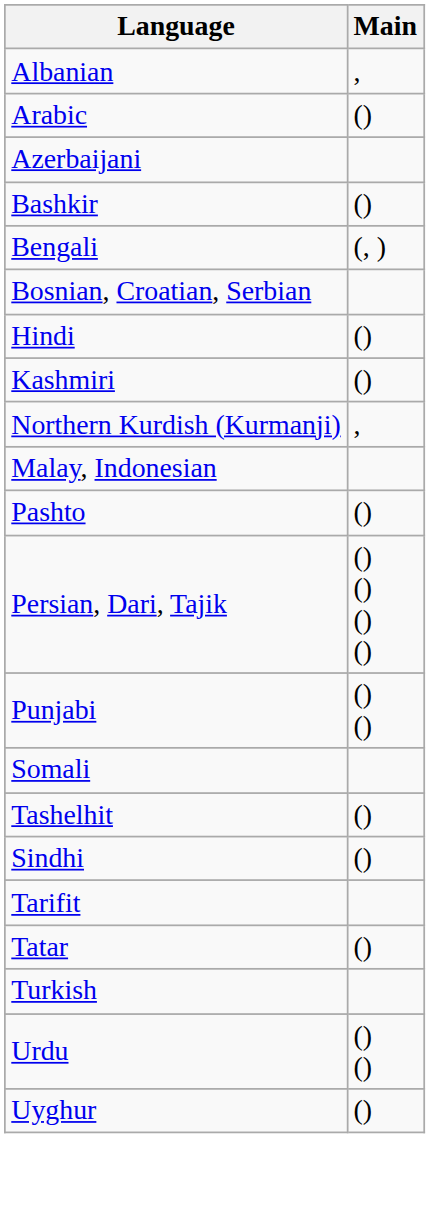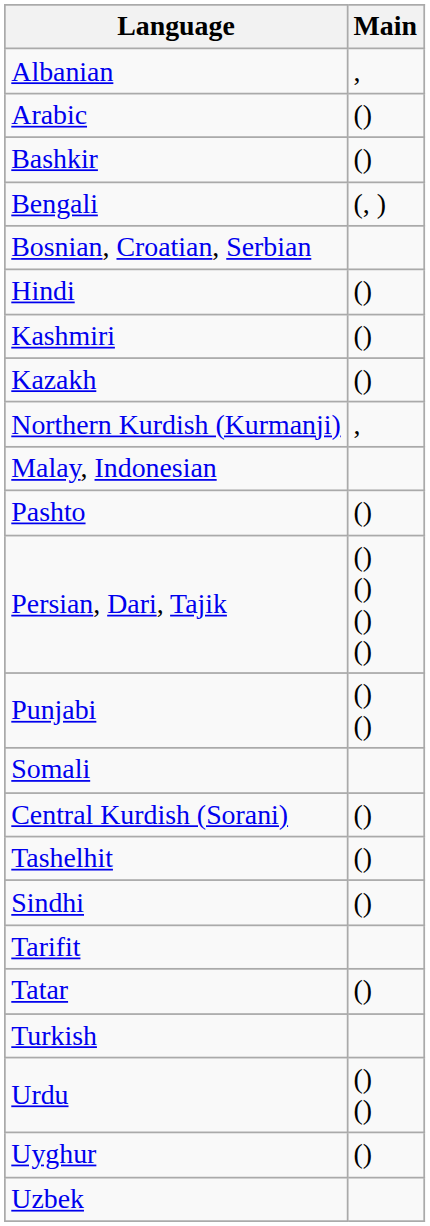- row: (76, 159)
+ row: (54, 379)
+ row: (150, 814)
+ row: (48, 1198)
